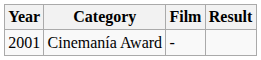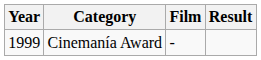(24, 42) 2001 -> (24, 42) 1999
